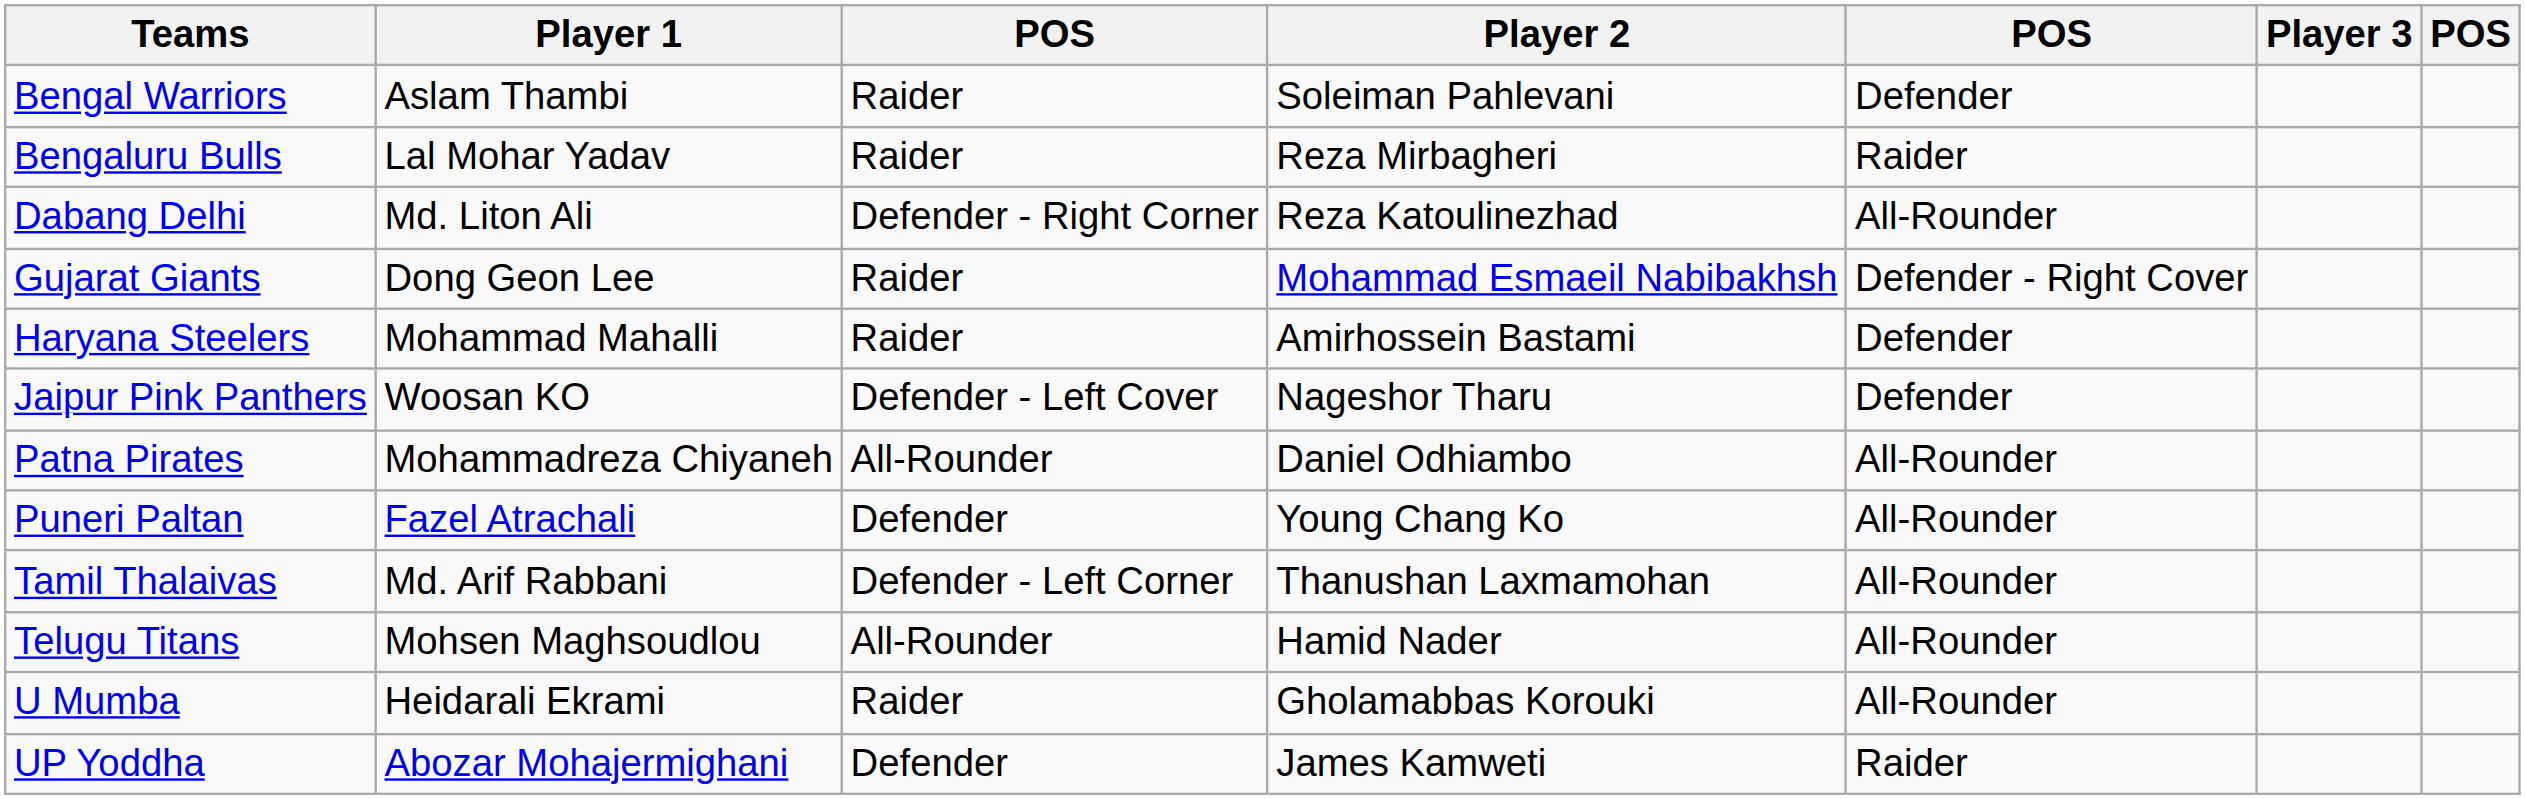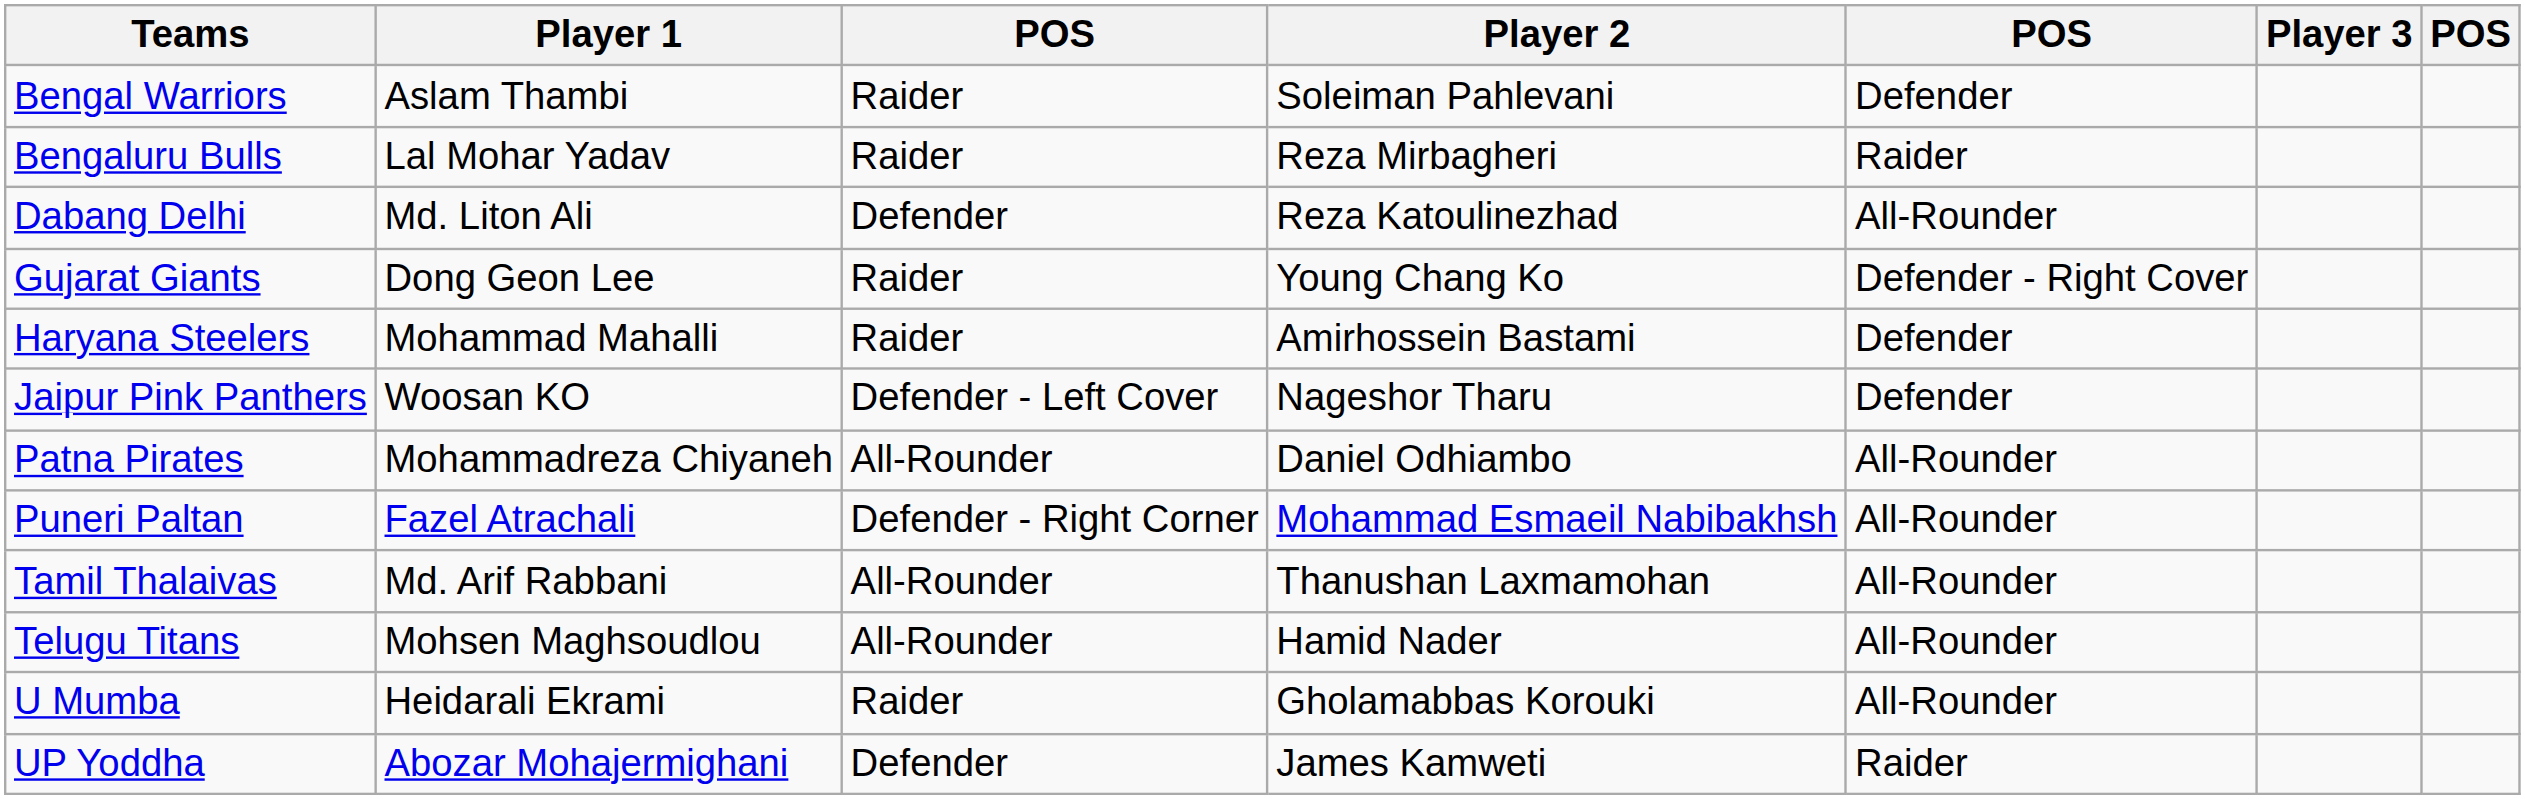(1055, 216) Defender - Right Corner -> (929, 216) Defender
(1557, 277) Mohammad Esmaeil Nabibakhsh -> (1420, 277) Young Chang Ko
(929, 519) Defender -> (1055, 519) Defender - Right Corner
(1420, 519) Young Chang Ko -> (1557, 519) Mohammad Esmaeil Nabibakhsh
(1042, 580) Defender - Left Corner -> (952, 580) All-Rounder
